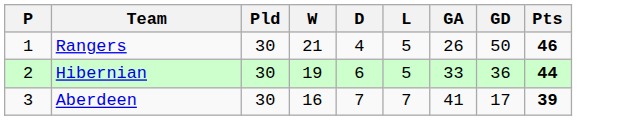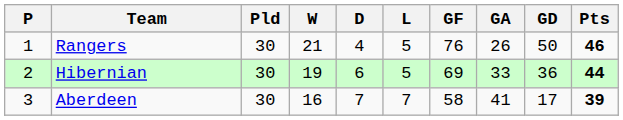+ column: (453, 18)
